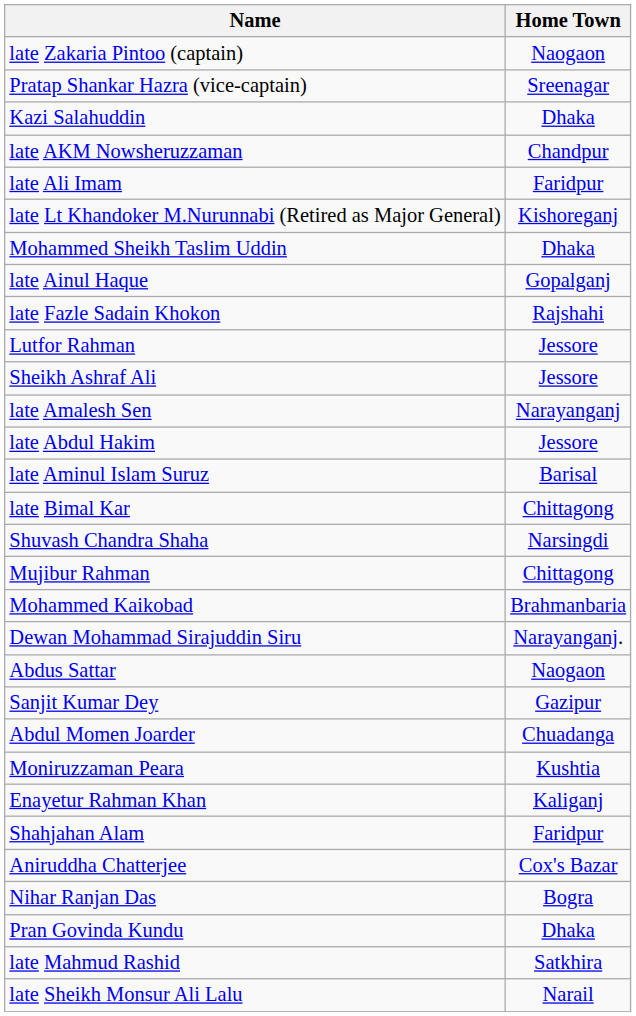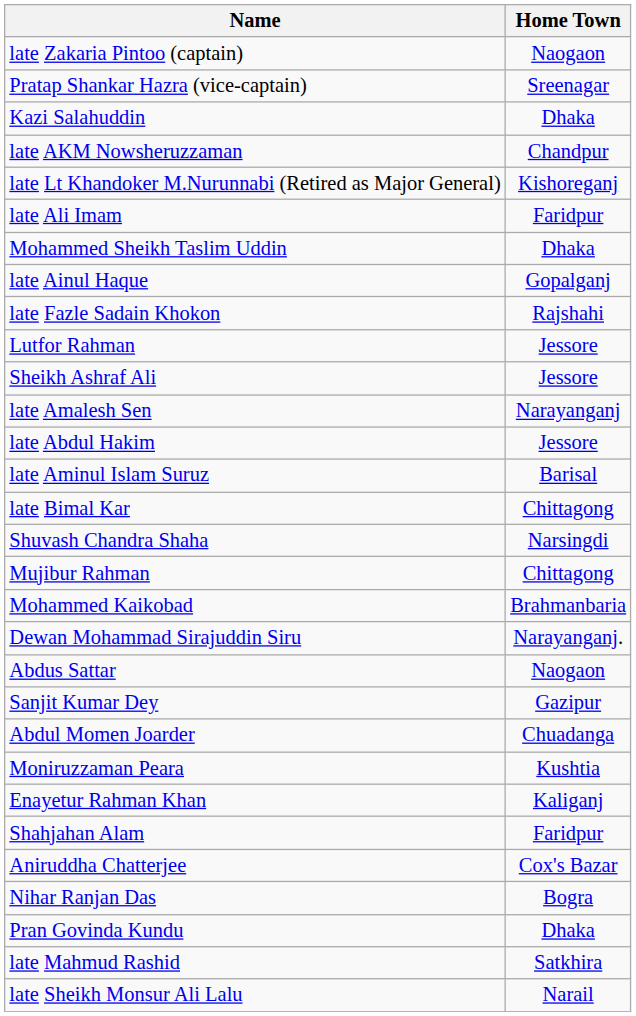rows swapped: (255, 215) <-> (66, 183)
